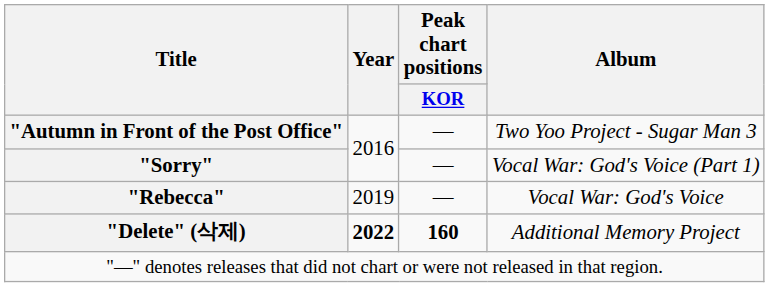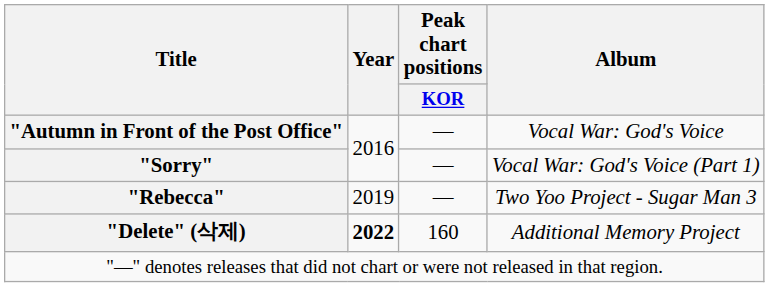(626, 131) Two Yoo Project - Sugar Man 3 -> (626, 131) Vocal War: God's Voice
(626, 197) Vocal War: God's Voice -> (626, 197) Two Yoo Project - Sugar Man 3
(443, 232) bold -> (443, 232) normal
